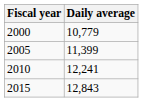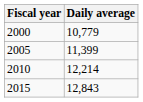(83, 69) 12,241 -> (83, 69) 12,214
